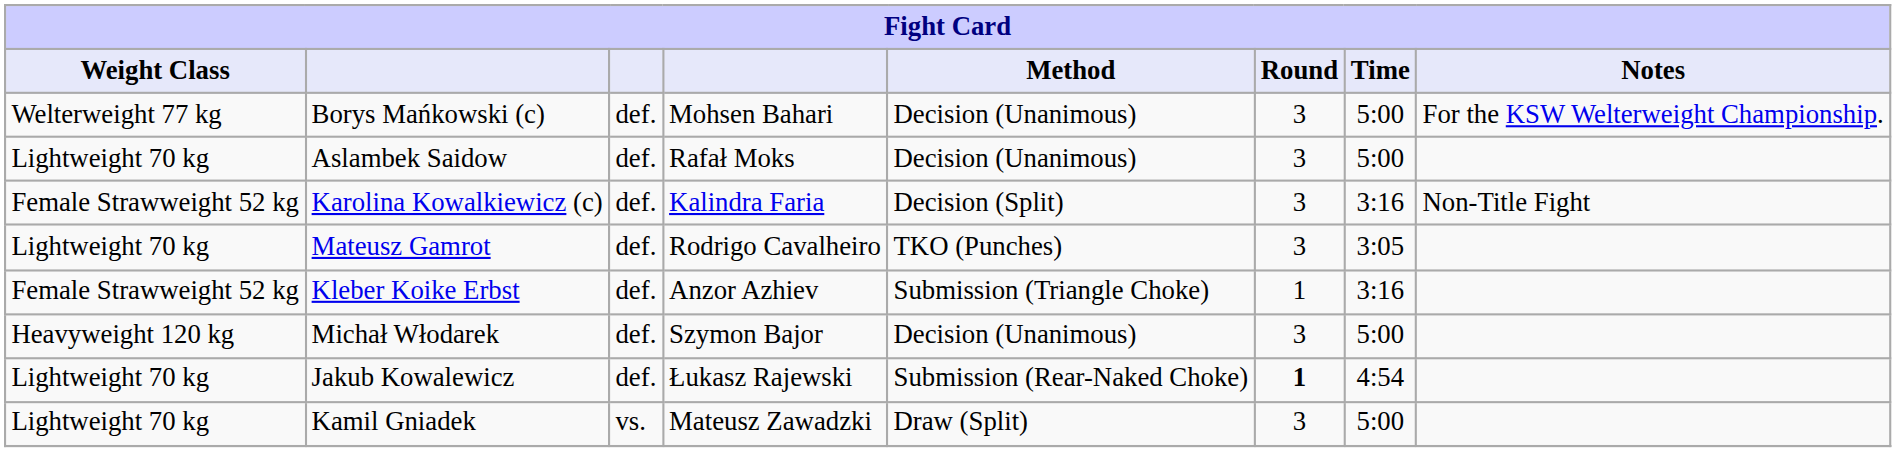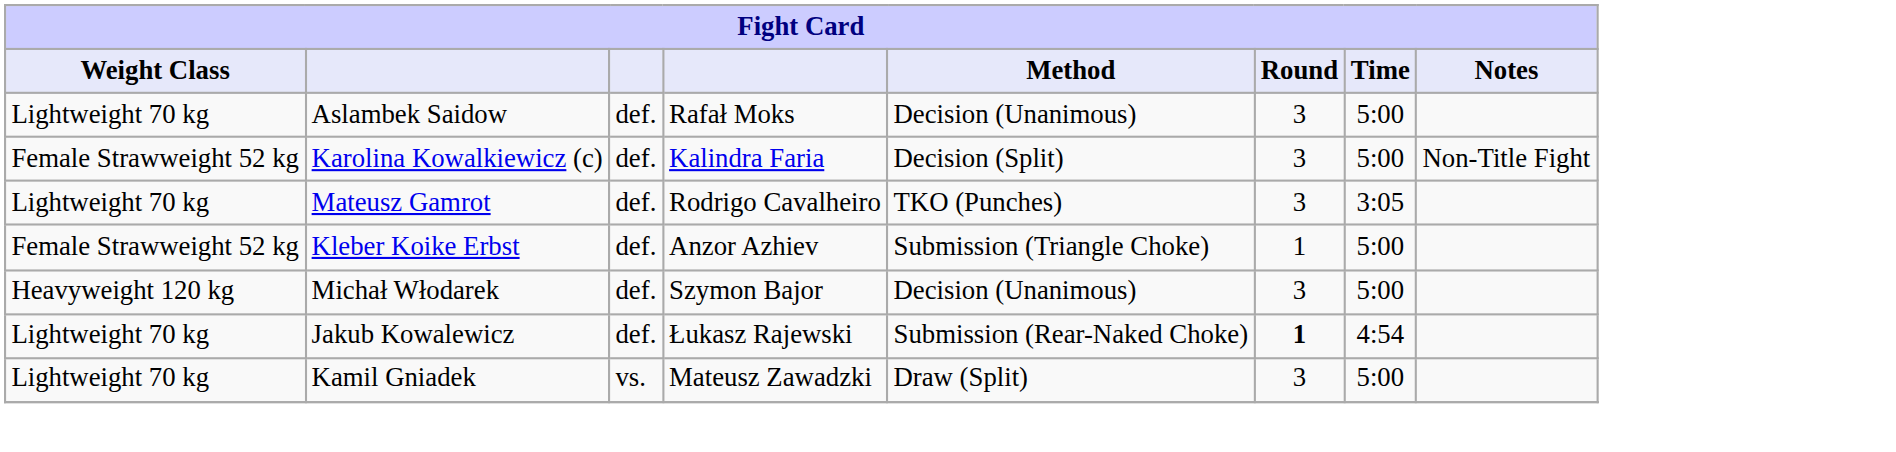- row: (428, 114)
(1380, 202) 3:16 -> (1380, 158) 5:00
(1380, 290) 3:16 -> (1380, 246) 5:00
